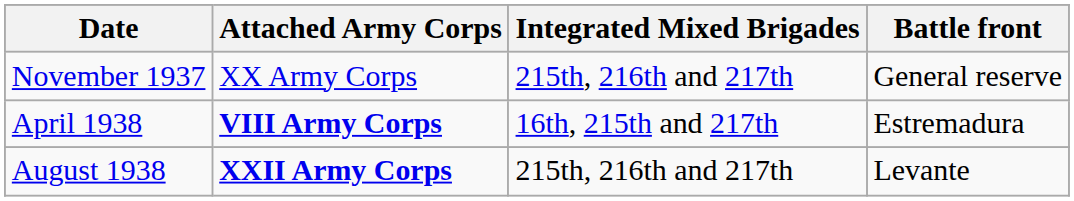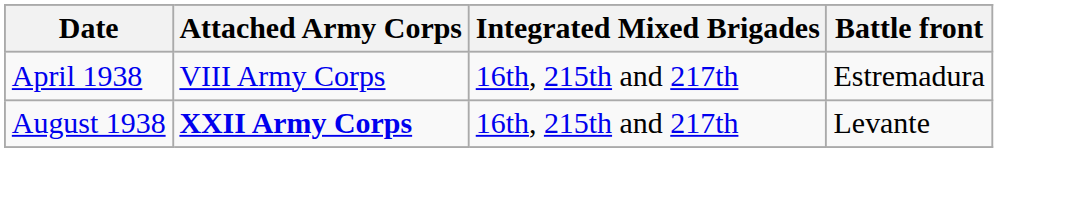- row: (109, 75)
(331, 123) bold -> (282, 75) normal
(654, 170) 215th, 216th and 217th -> (607, 123) 16th, 215th and 217th
